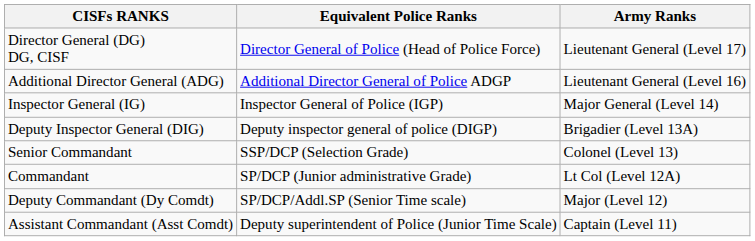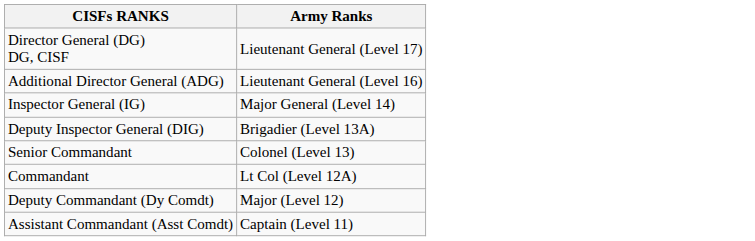- column: (398, 16)
